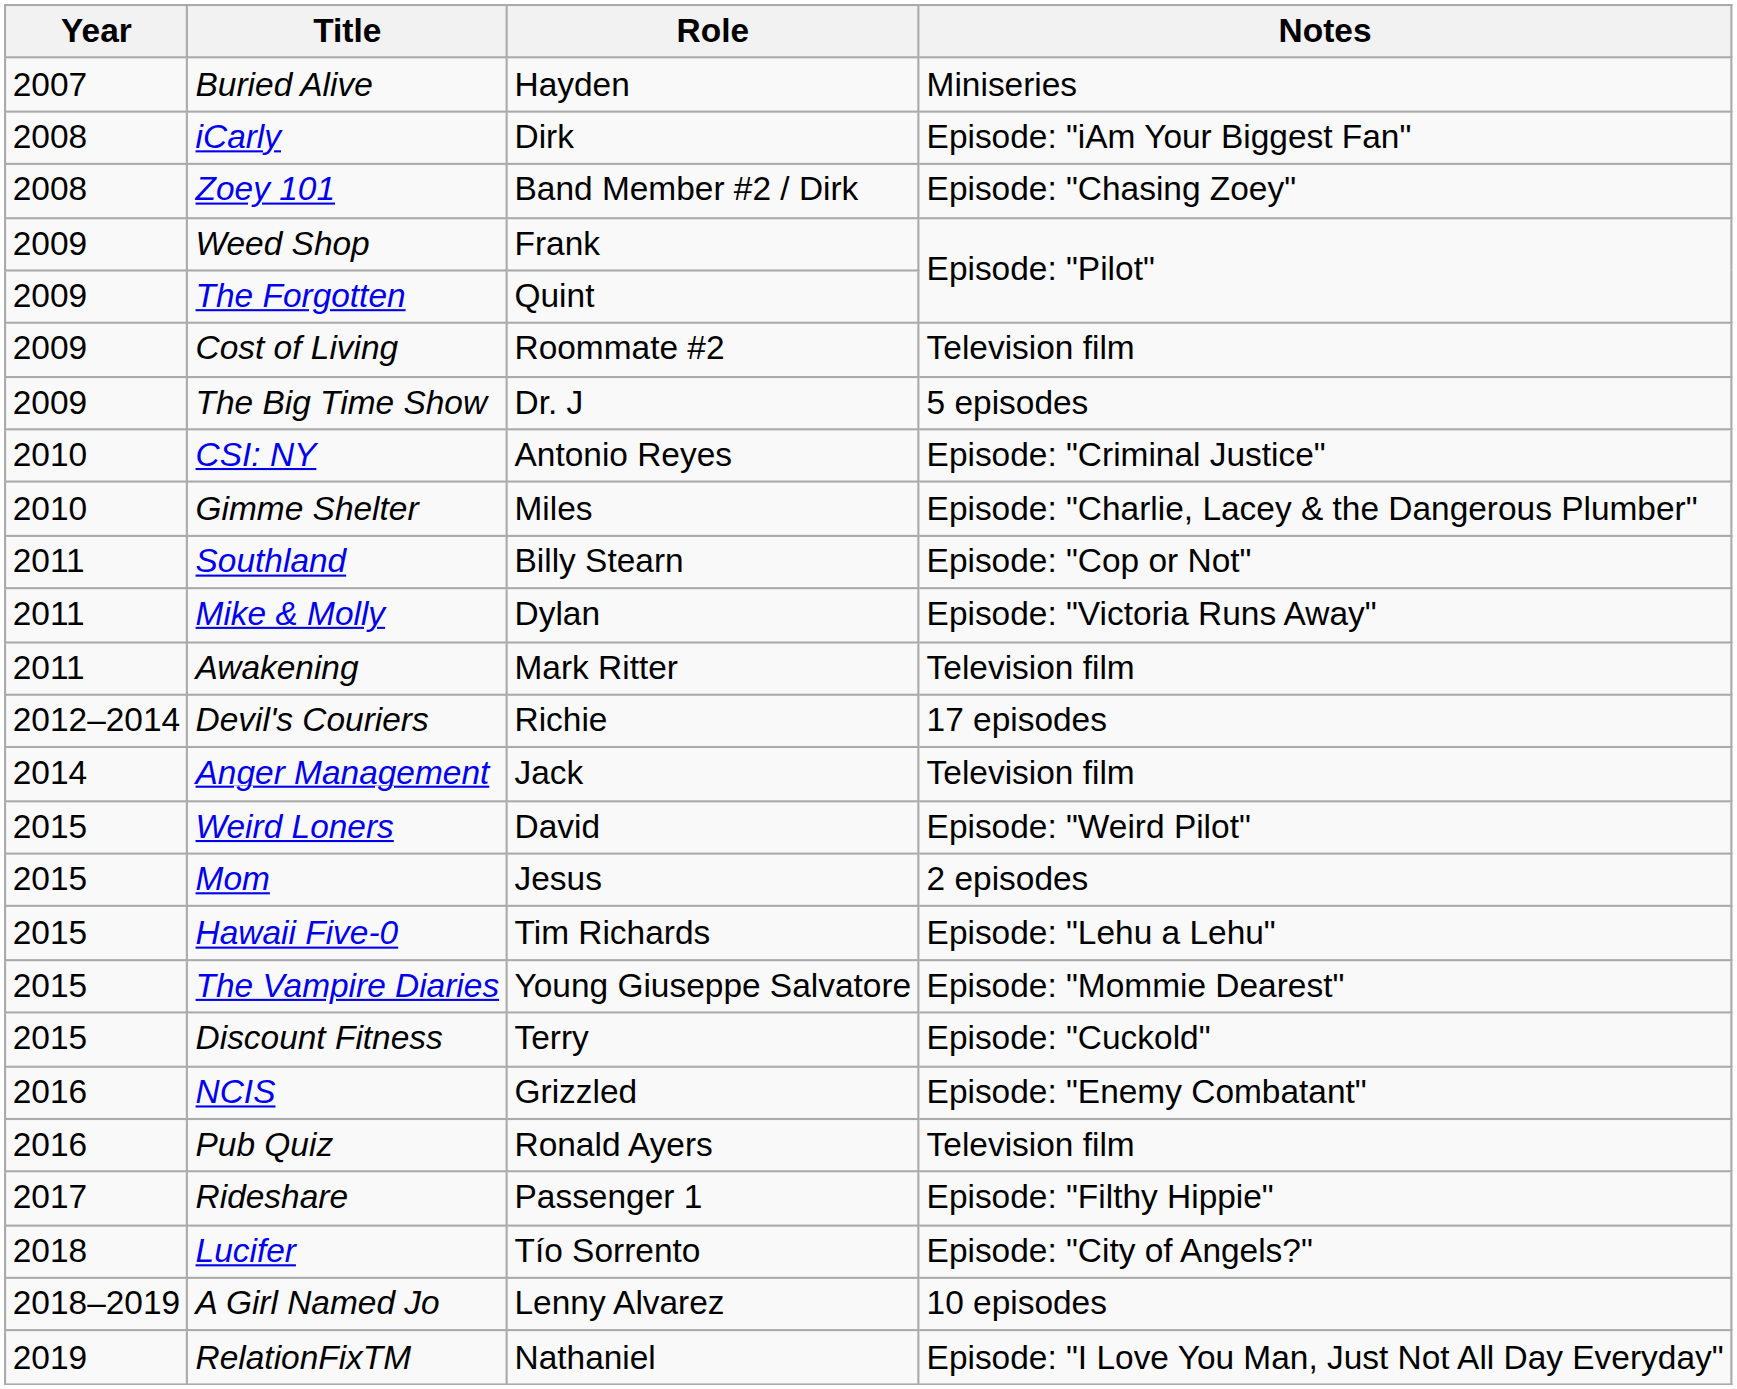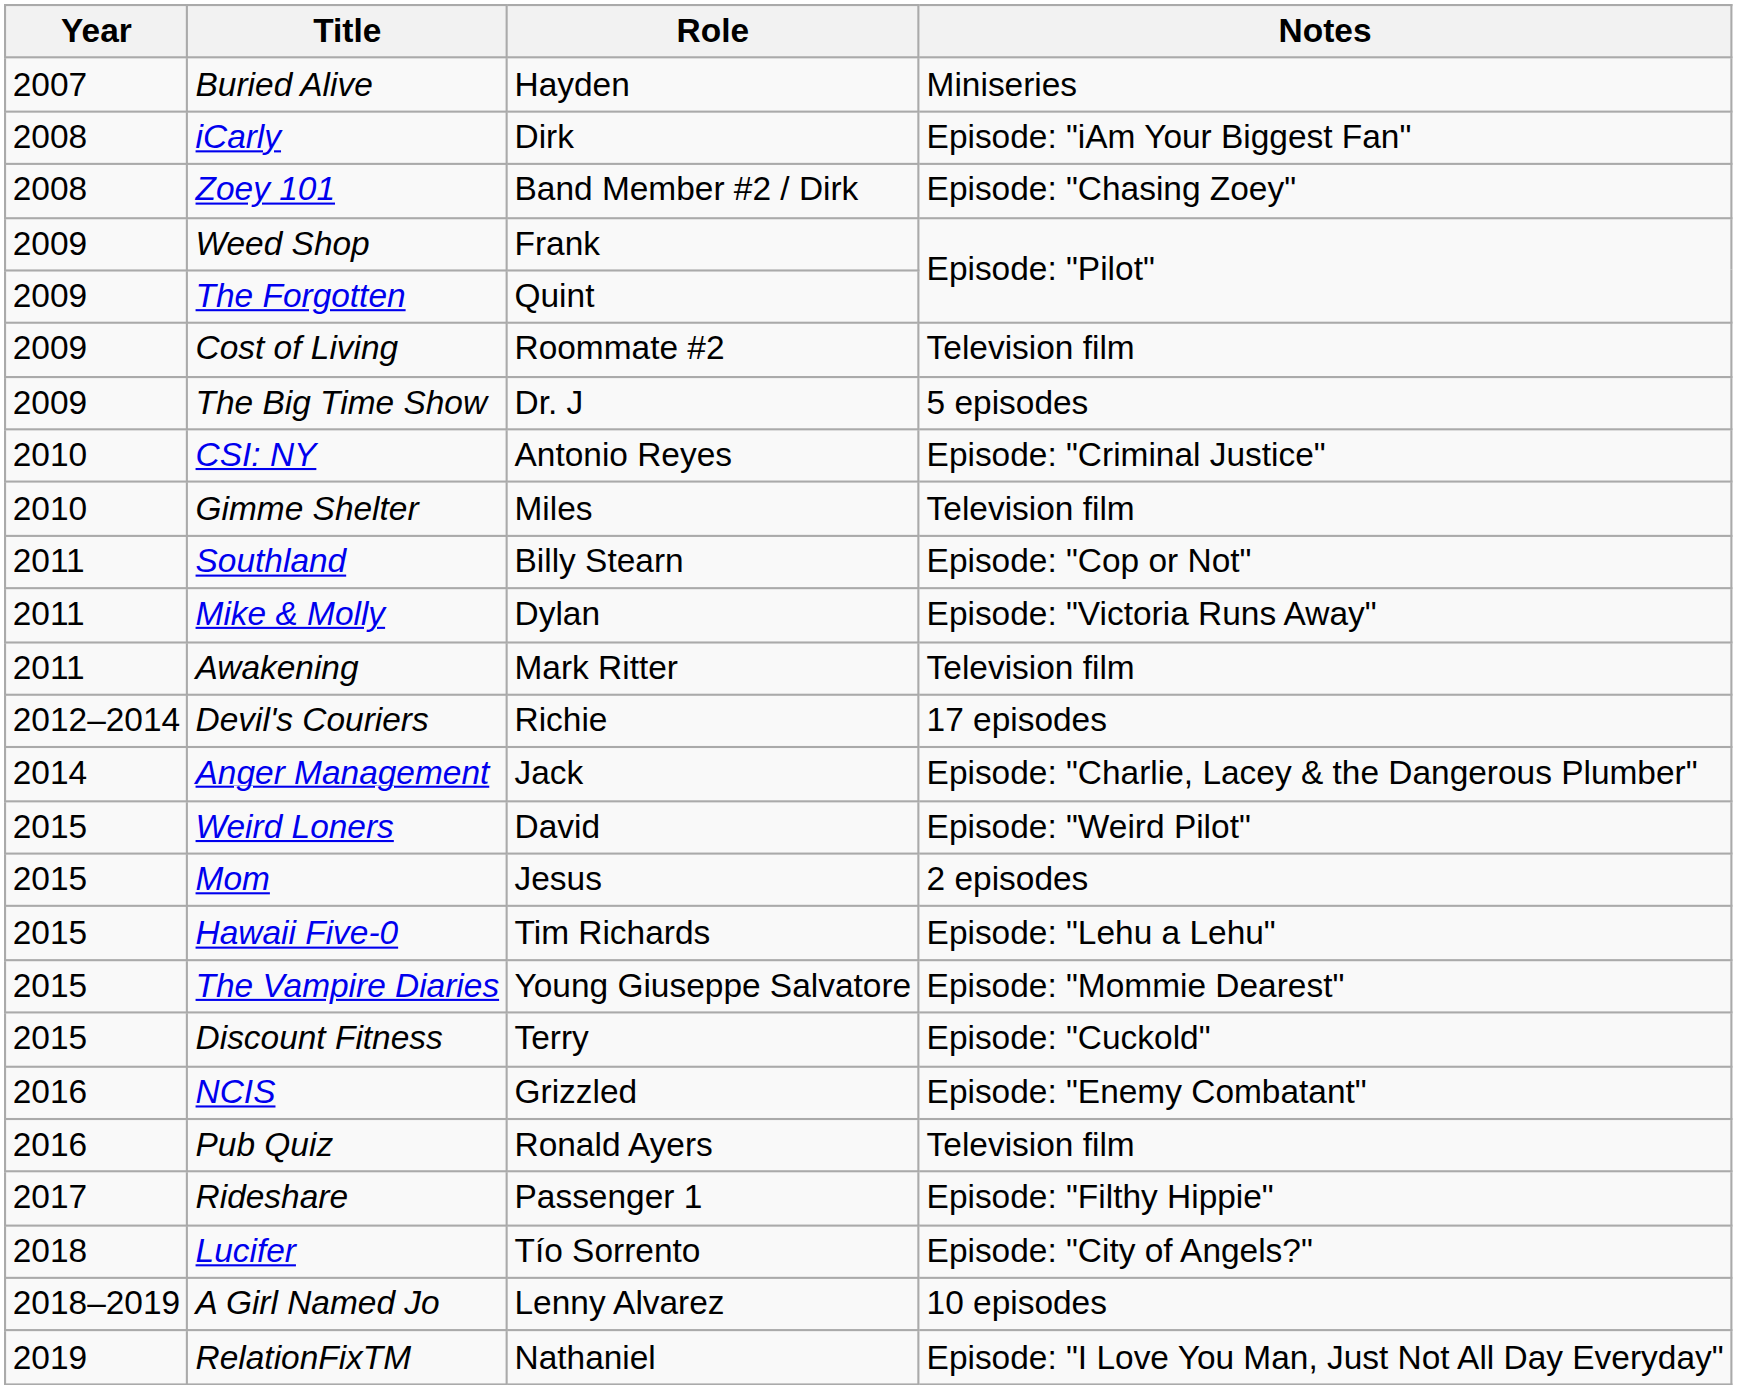(1312, 508) Episode: "Charlie, Lacey & the Dangerous Plumber" -> (1031, 508) Television film
(1031, 773) Television film -> (1312, 773) Episode: "Charlie, Lacey & the Dangerous Plumber"
